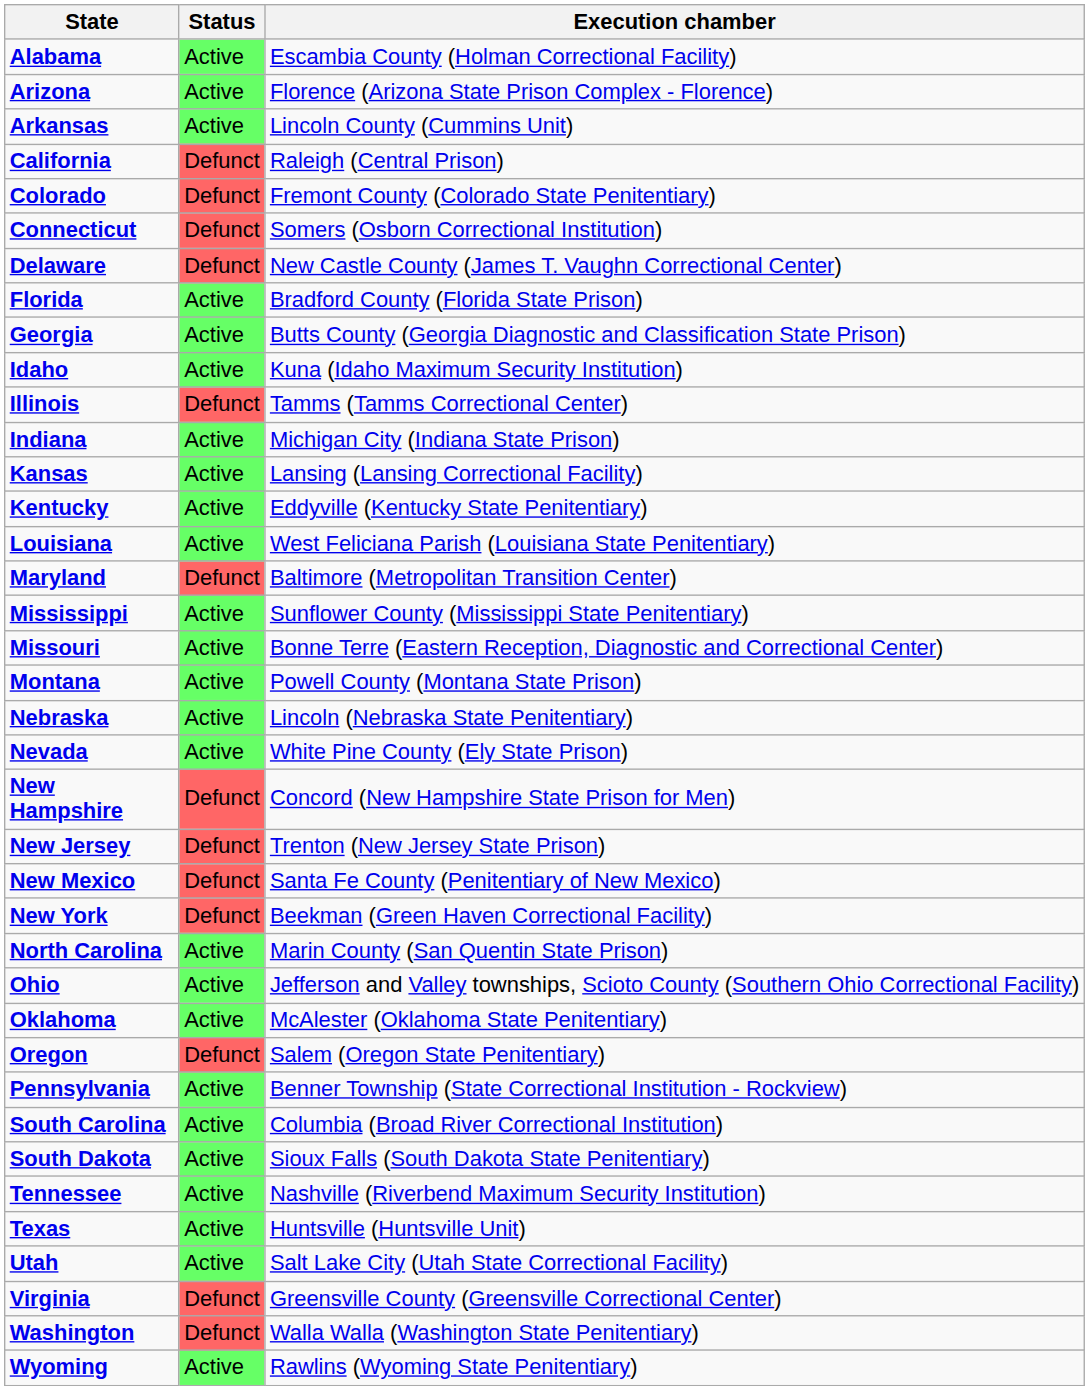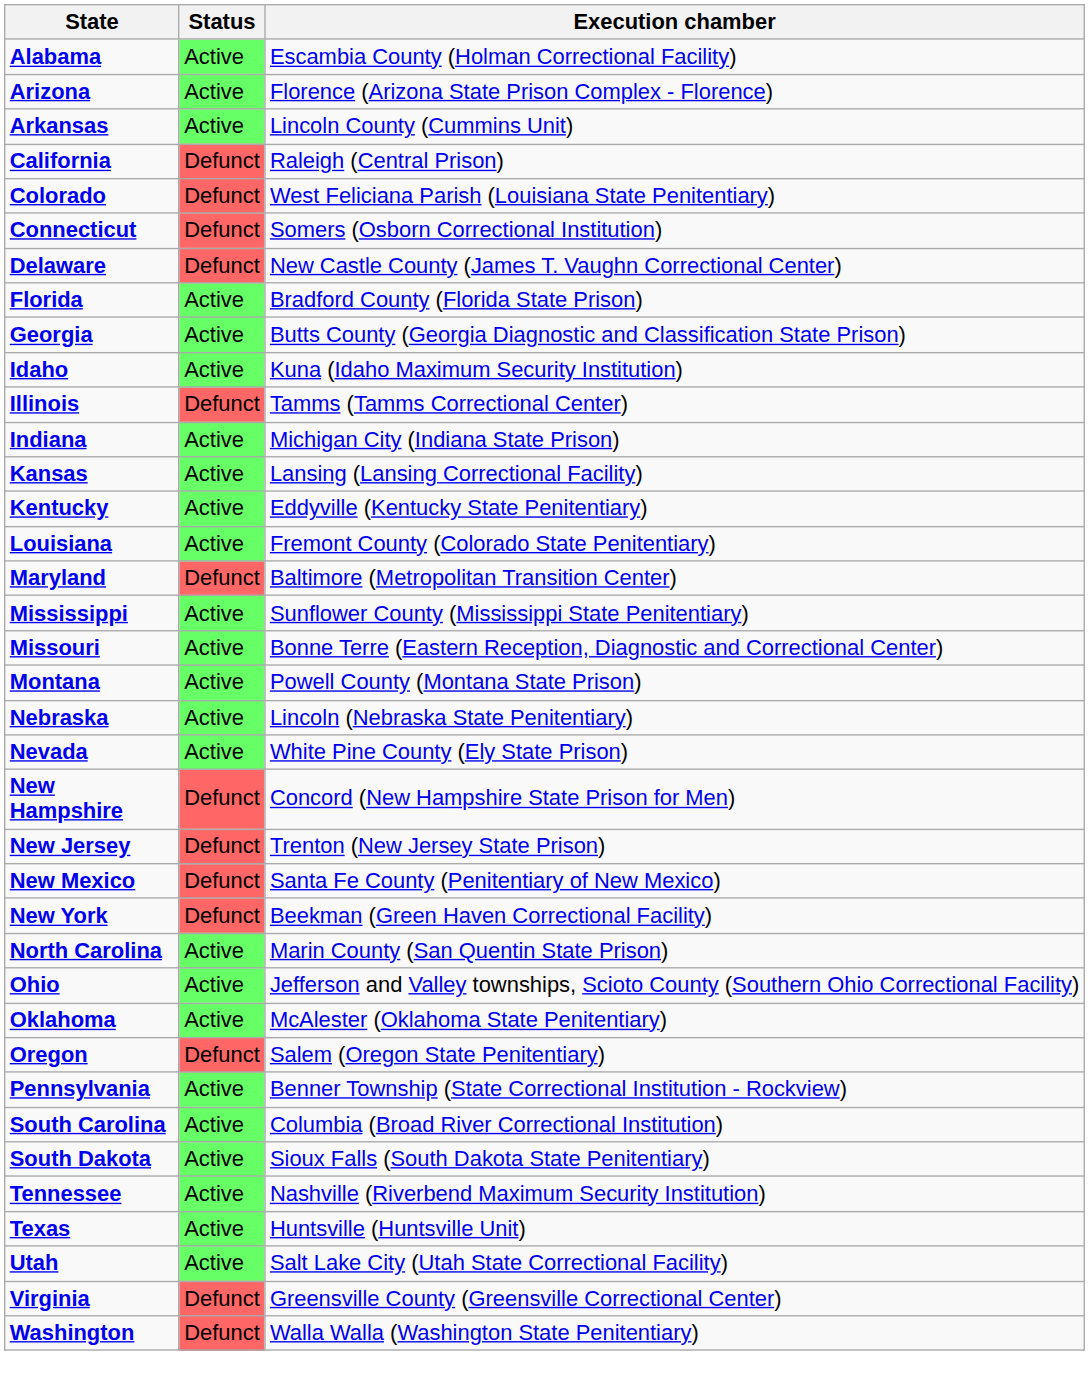(493, 195) Fremont County (Colorado State Penitentiary) -> (523, 195) West Feliciana Parish (Louisiana State Penitentiary)
(523, 543) West Feliciana Parish (Louisiana State Penitentiary) -> (493, 543) Fremont County (Colorado State Penitentiary)
- row: (59, 1367)
